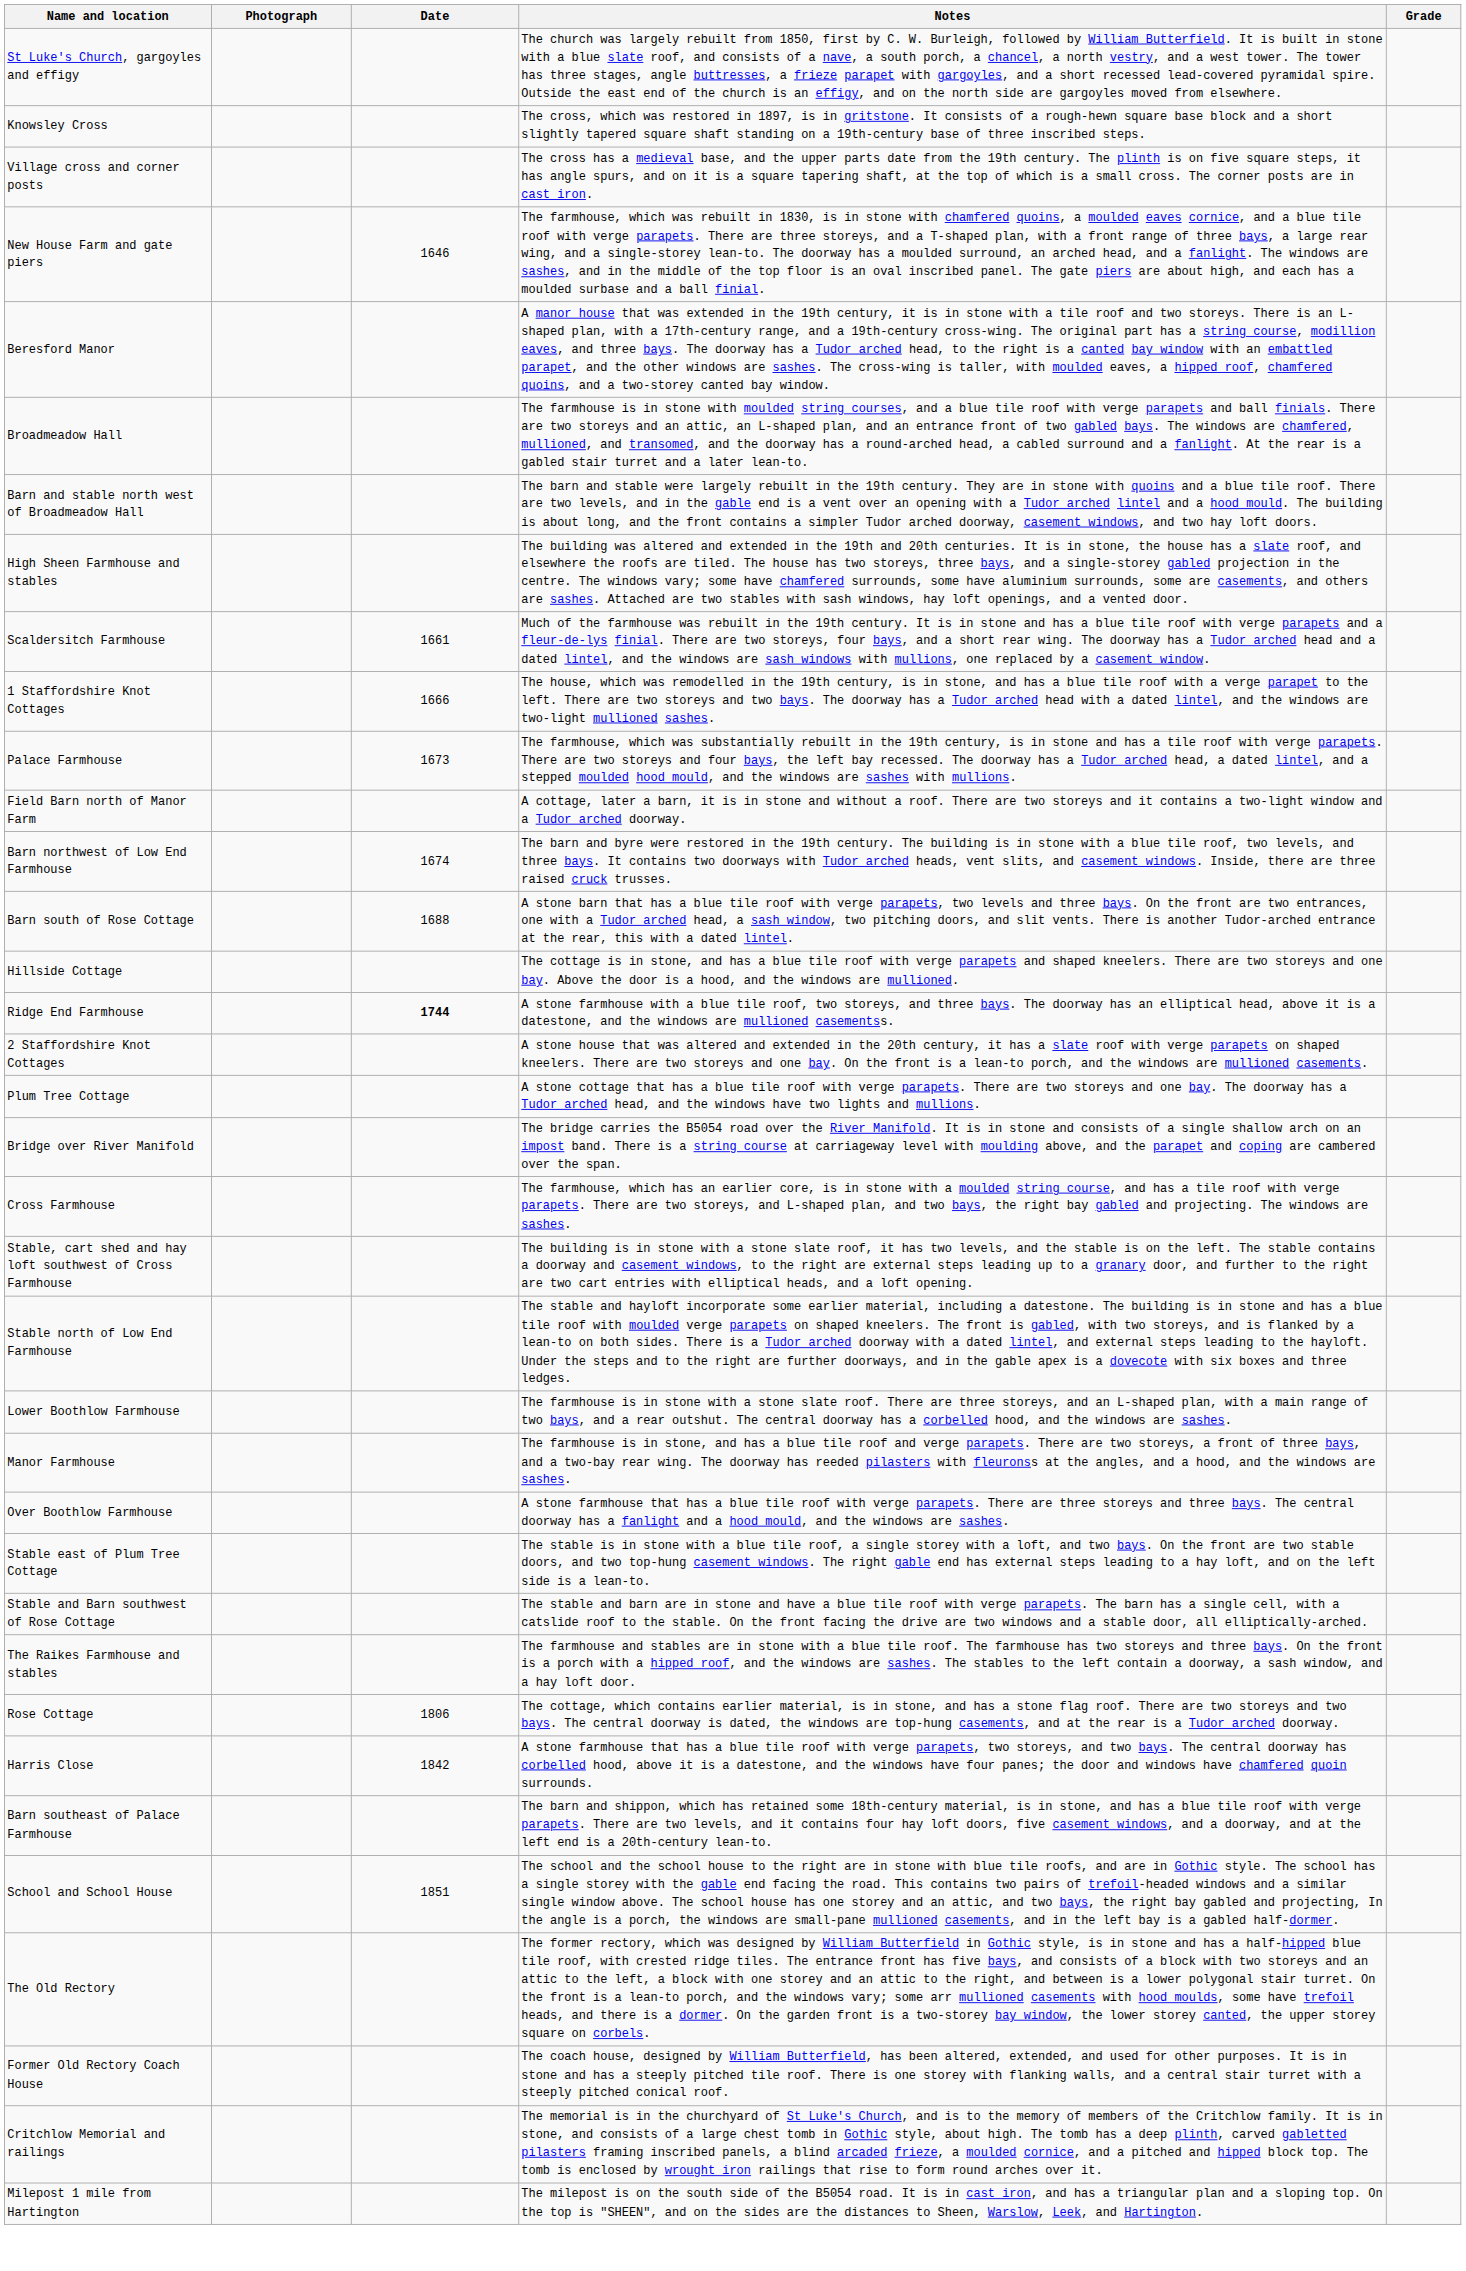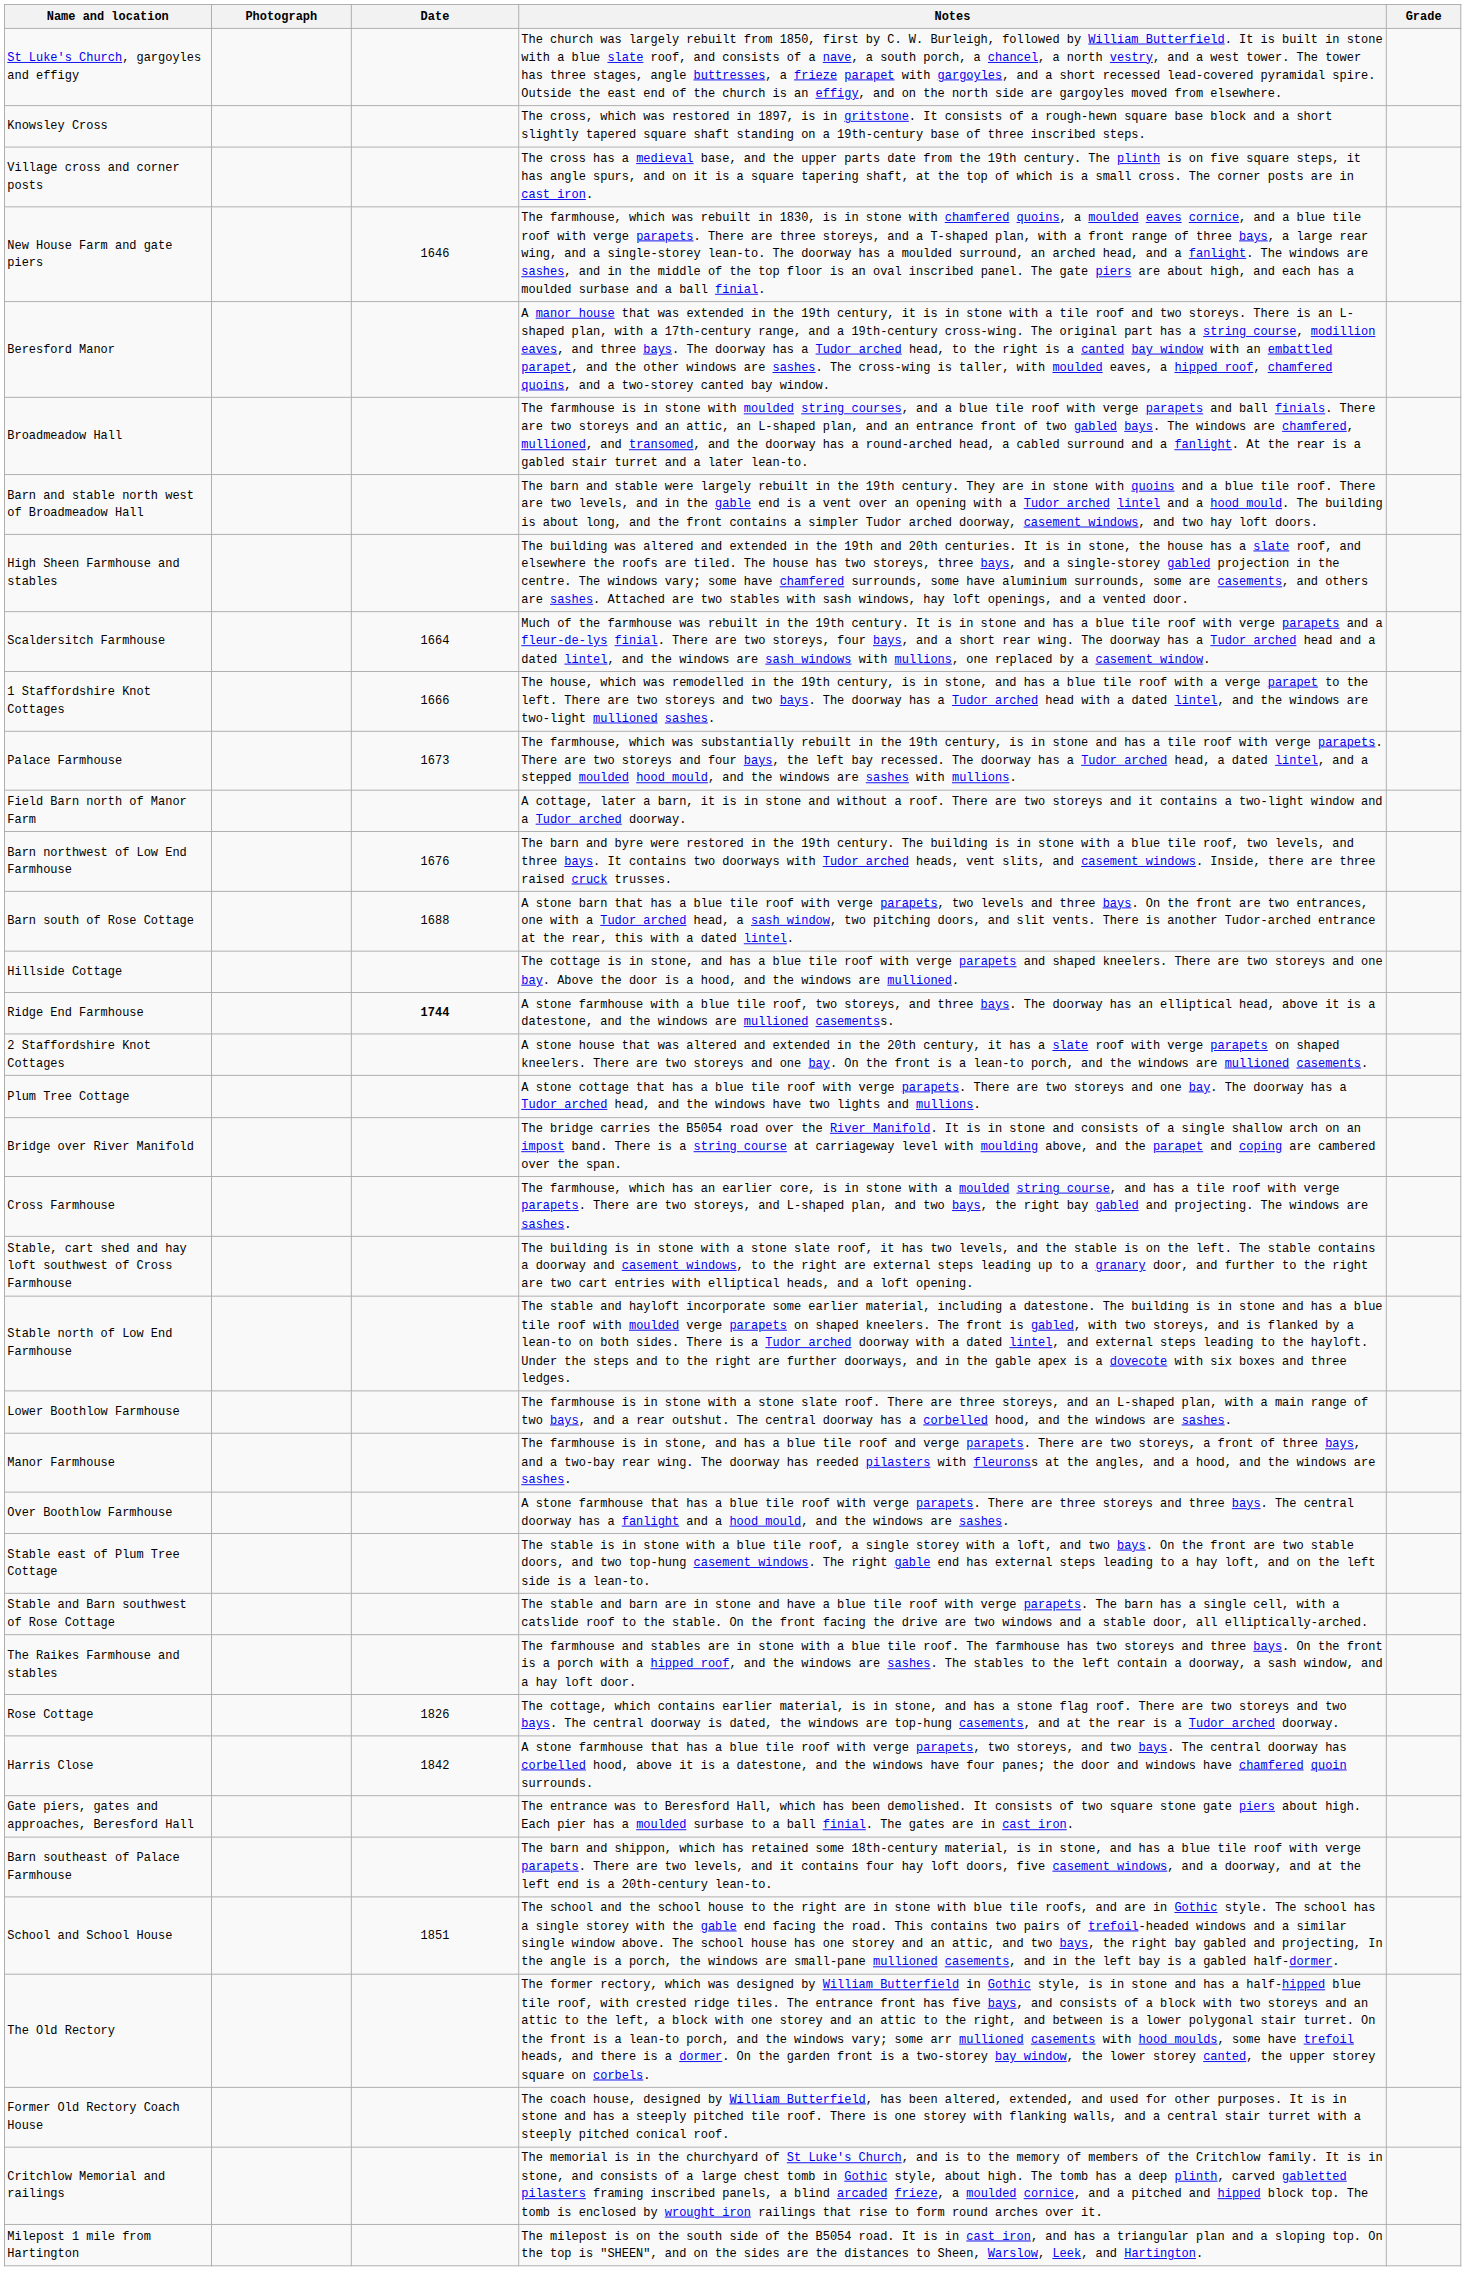(435, 641) 1661 -> (435, 641) 1664
(435, 861) 1674 -> (435, 861) 1676
(435, 1715) 1806 -> (435, 1715) 1826
+ row: (101, 1816)
